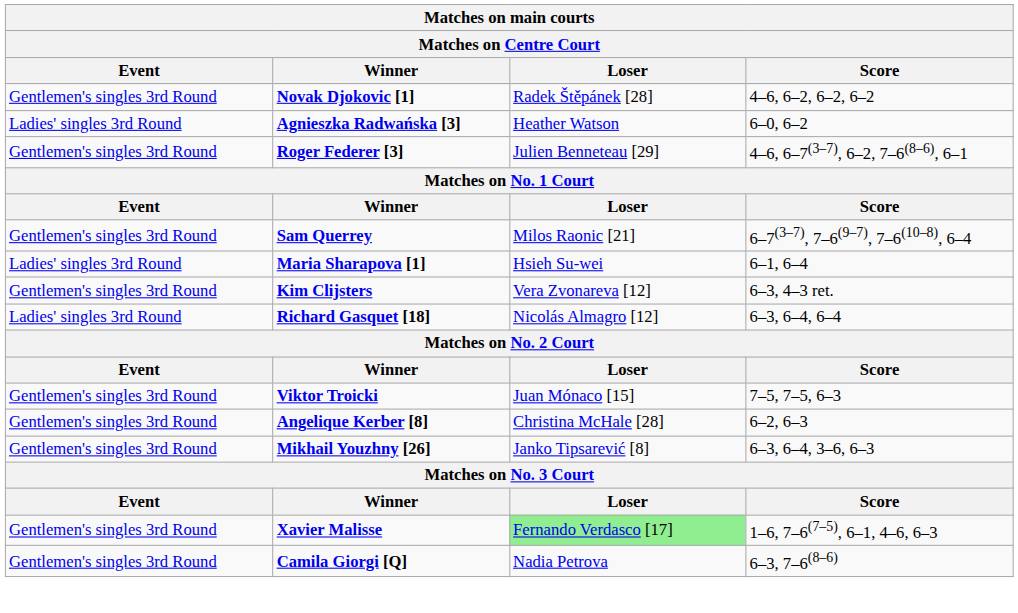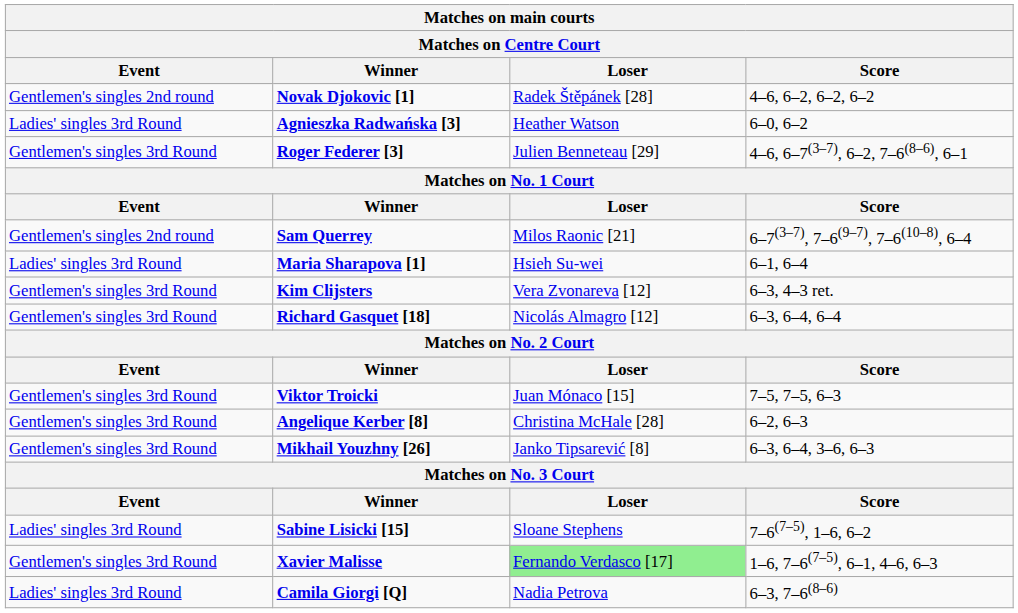(113, 96) Gentlemen's singles 3rd Round -> (111, 96) Gentlemen's singles 2nd round
(113, 235) Gentlemen's singles 3rd Round -> (111, 235) Gentlemen's singles 2nd round
(95, 316) Ladies' singles 3rd Round -> (113, 316) Gentlemen's singles 3rd Round
+ row: (343, 530)
(113, 561) Gentlemen's singles 3rd Round -> (95, 592) Ladies' singles 3rd Round
